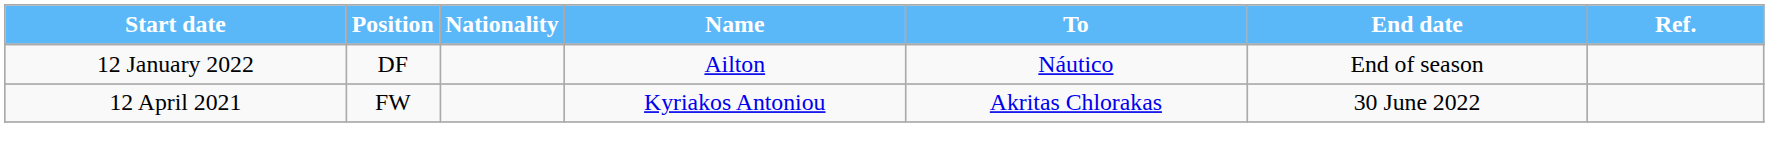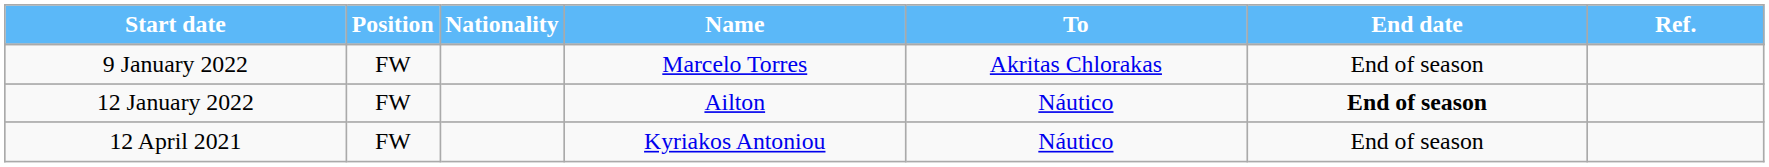+ row: (175, 63)
(393, 63) DF -> (393, 102) FW
(1417, 63) normal -> (1417, 102) bold
(1076, 102) Akritas Chlorakas -> (1076, 142) Náutico
(1417, 102) 30 June 2022 -> (1417, 142) End of season
